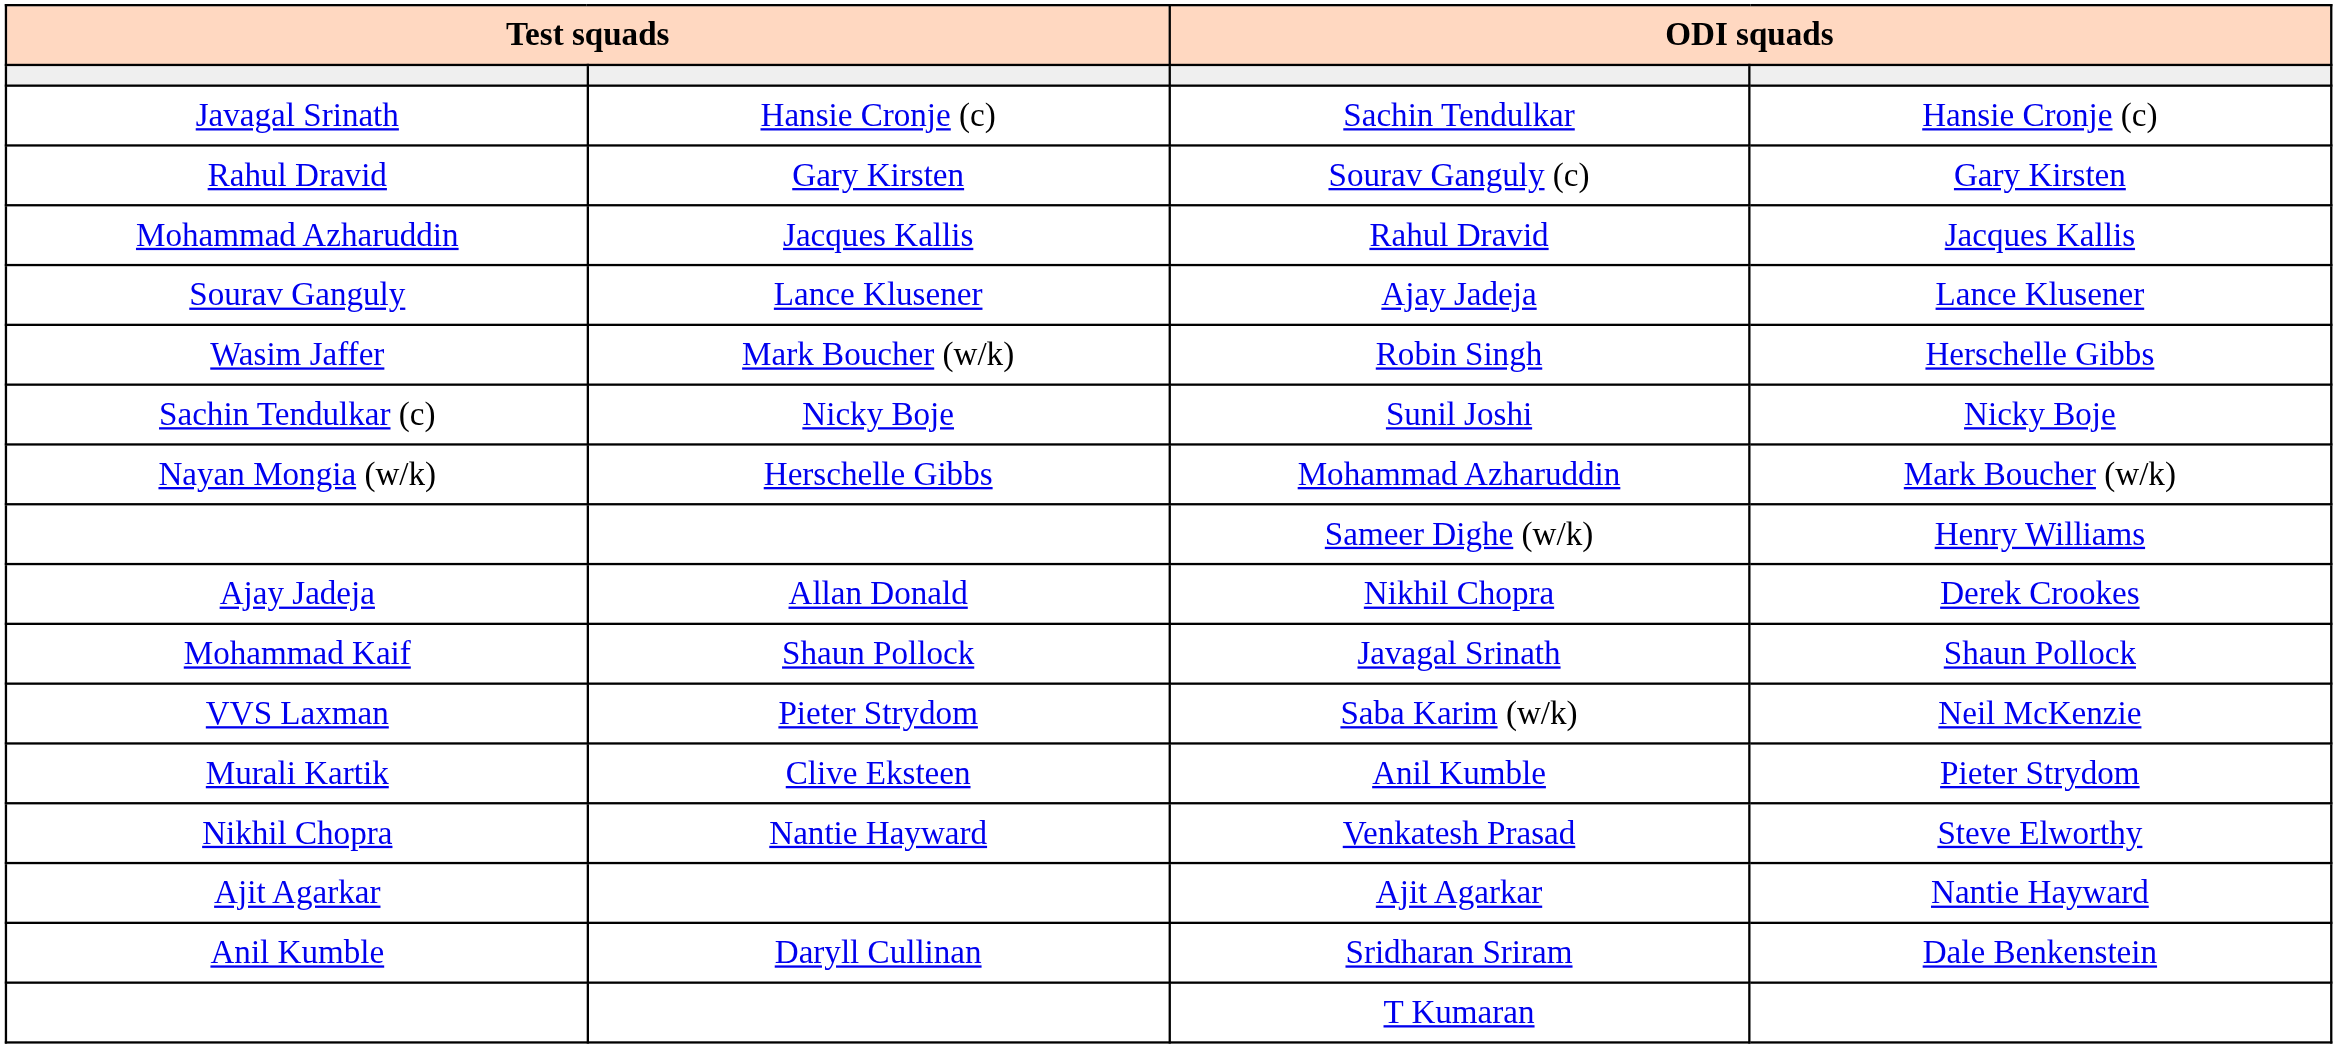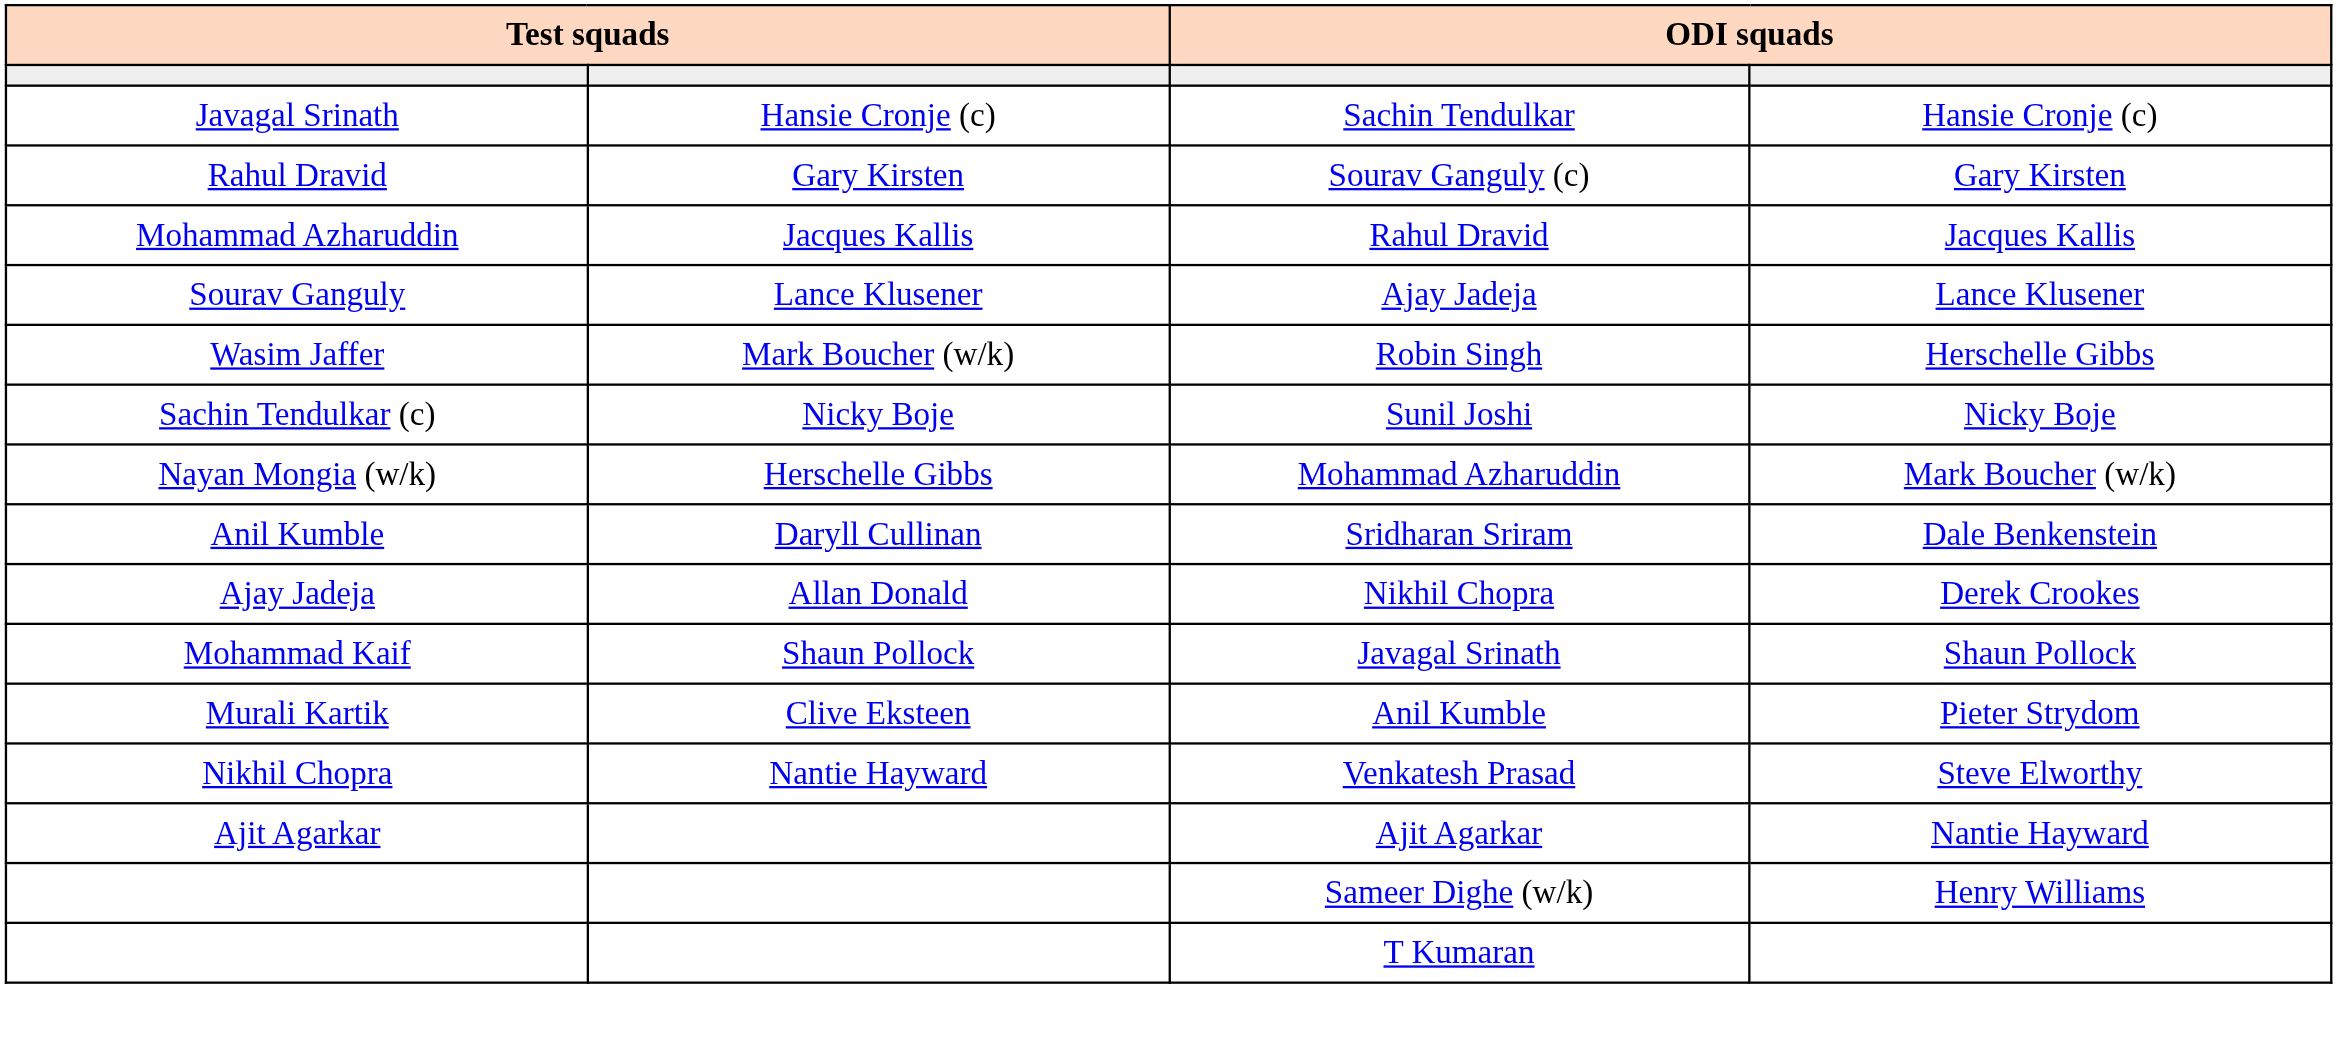rows swapped: (1459, 952) <-> (1459, 533)
- row: (1459, 712)
